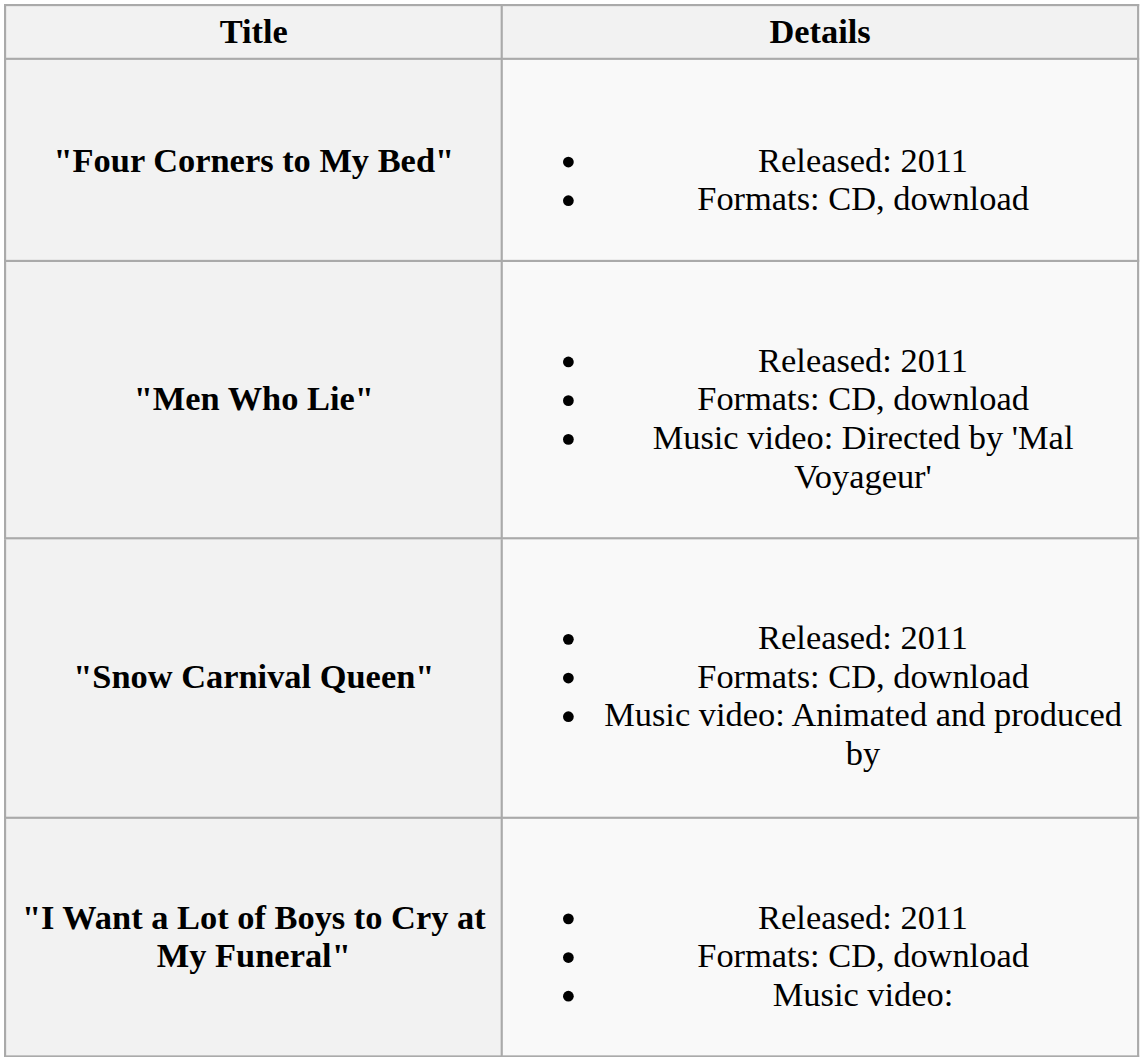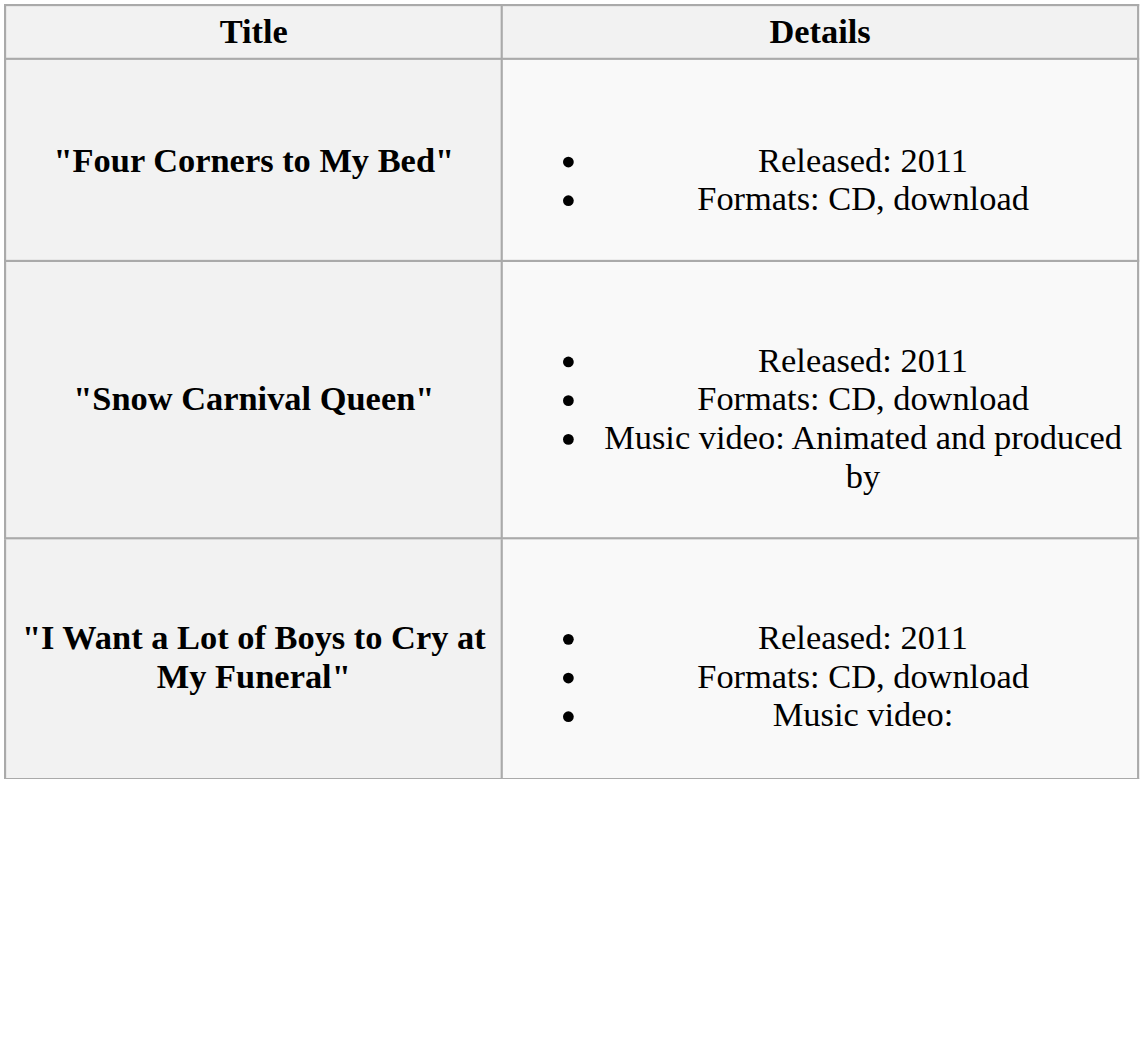- row: (254, 398)
